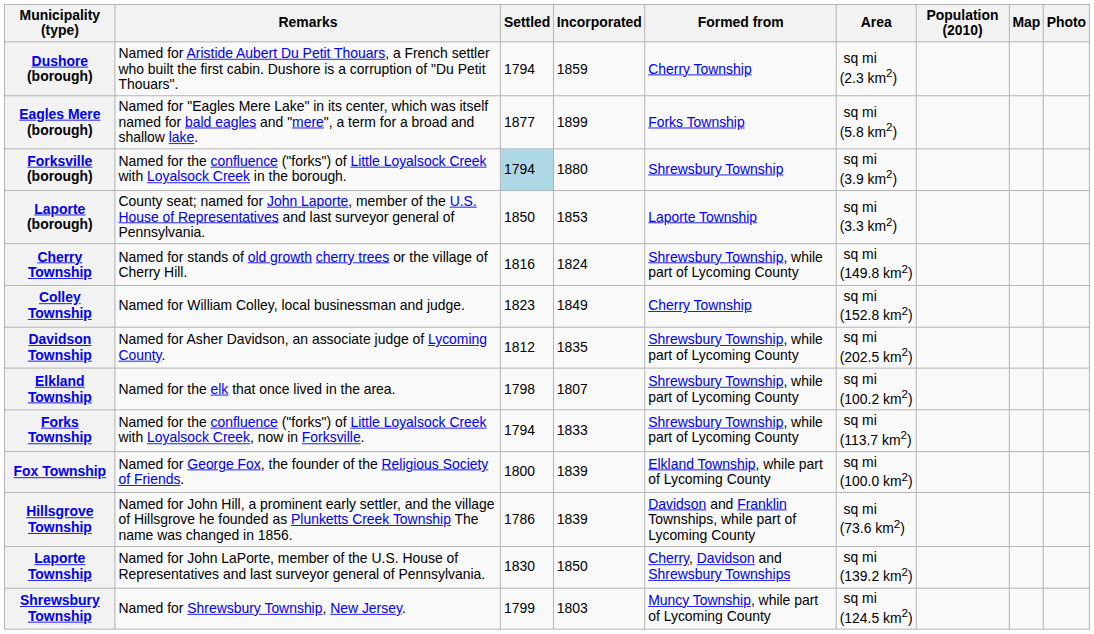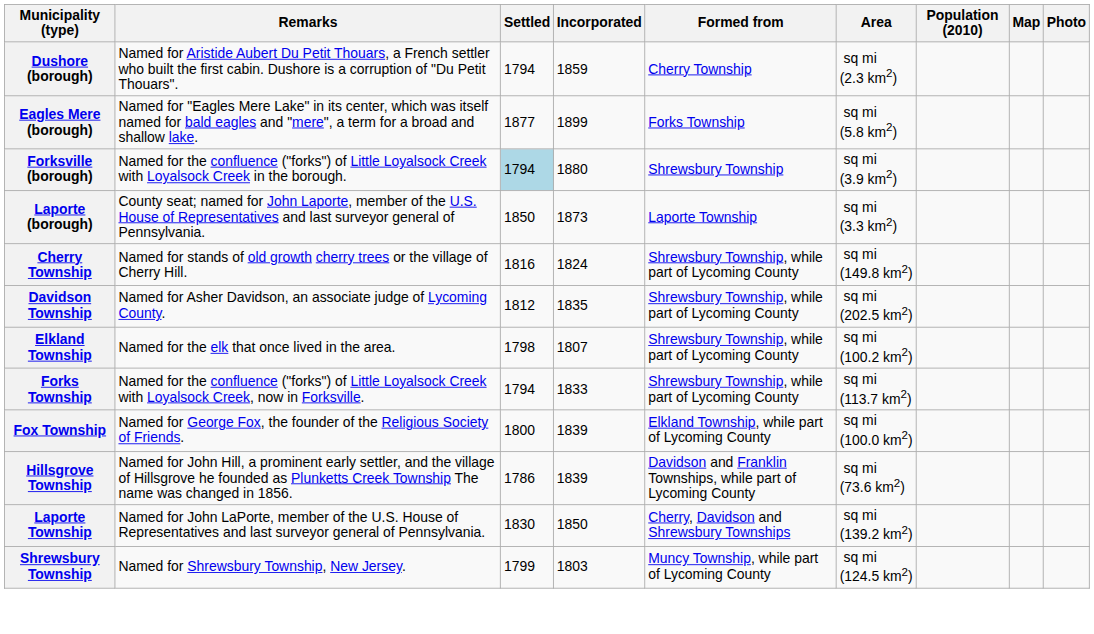(572, 217) 1853 -> (572, 217) 1873
- row: (60, 306)
